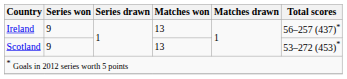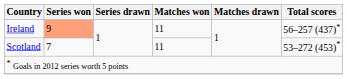(49, 29) no background -> (49, 29) lightsalmon background
(159, 29) 13 -> (159, 29) 11
(49, 47) 9 -> (49, 47) 7
(159, 47) 13 -> (159, 47) 11
